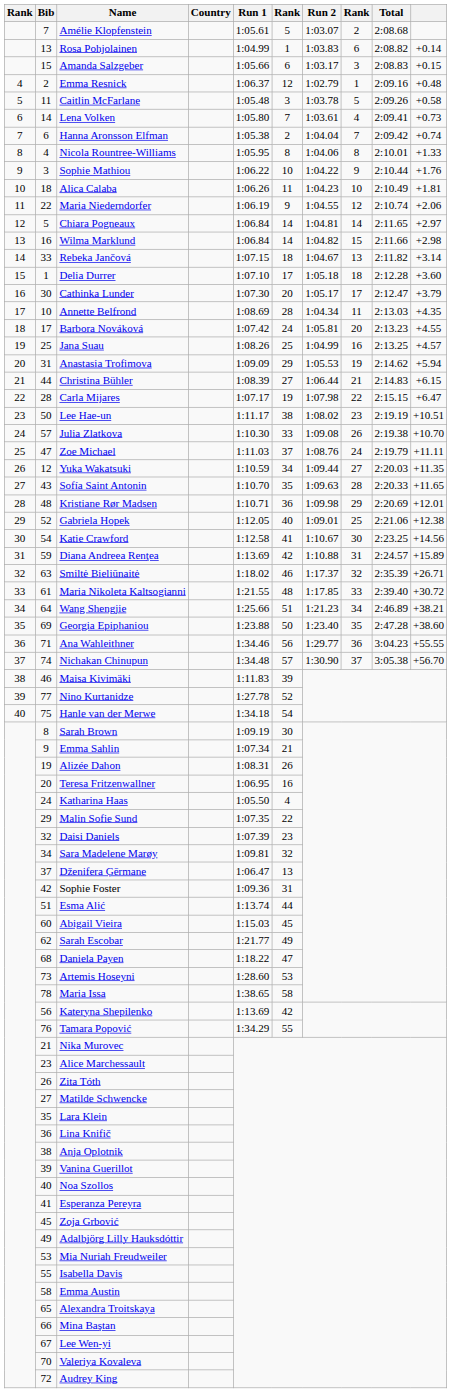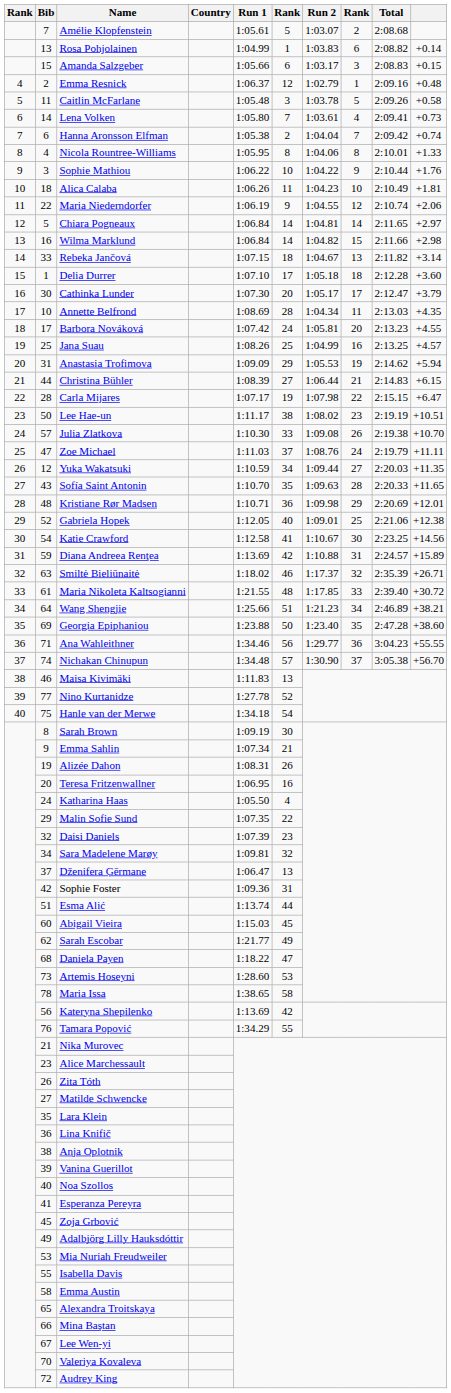(287, 678) 39 -> (287, 678) 13
